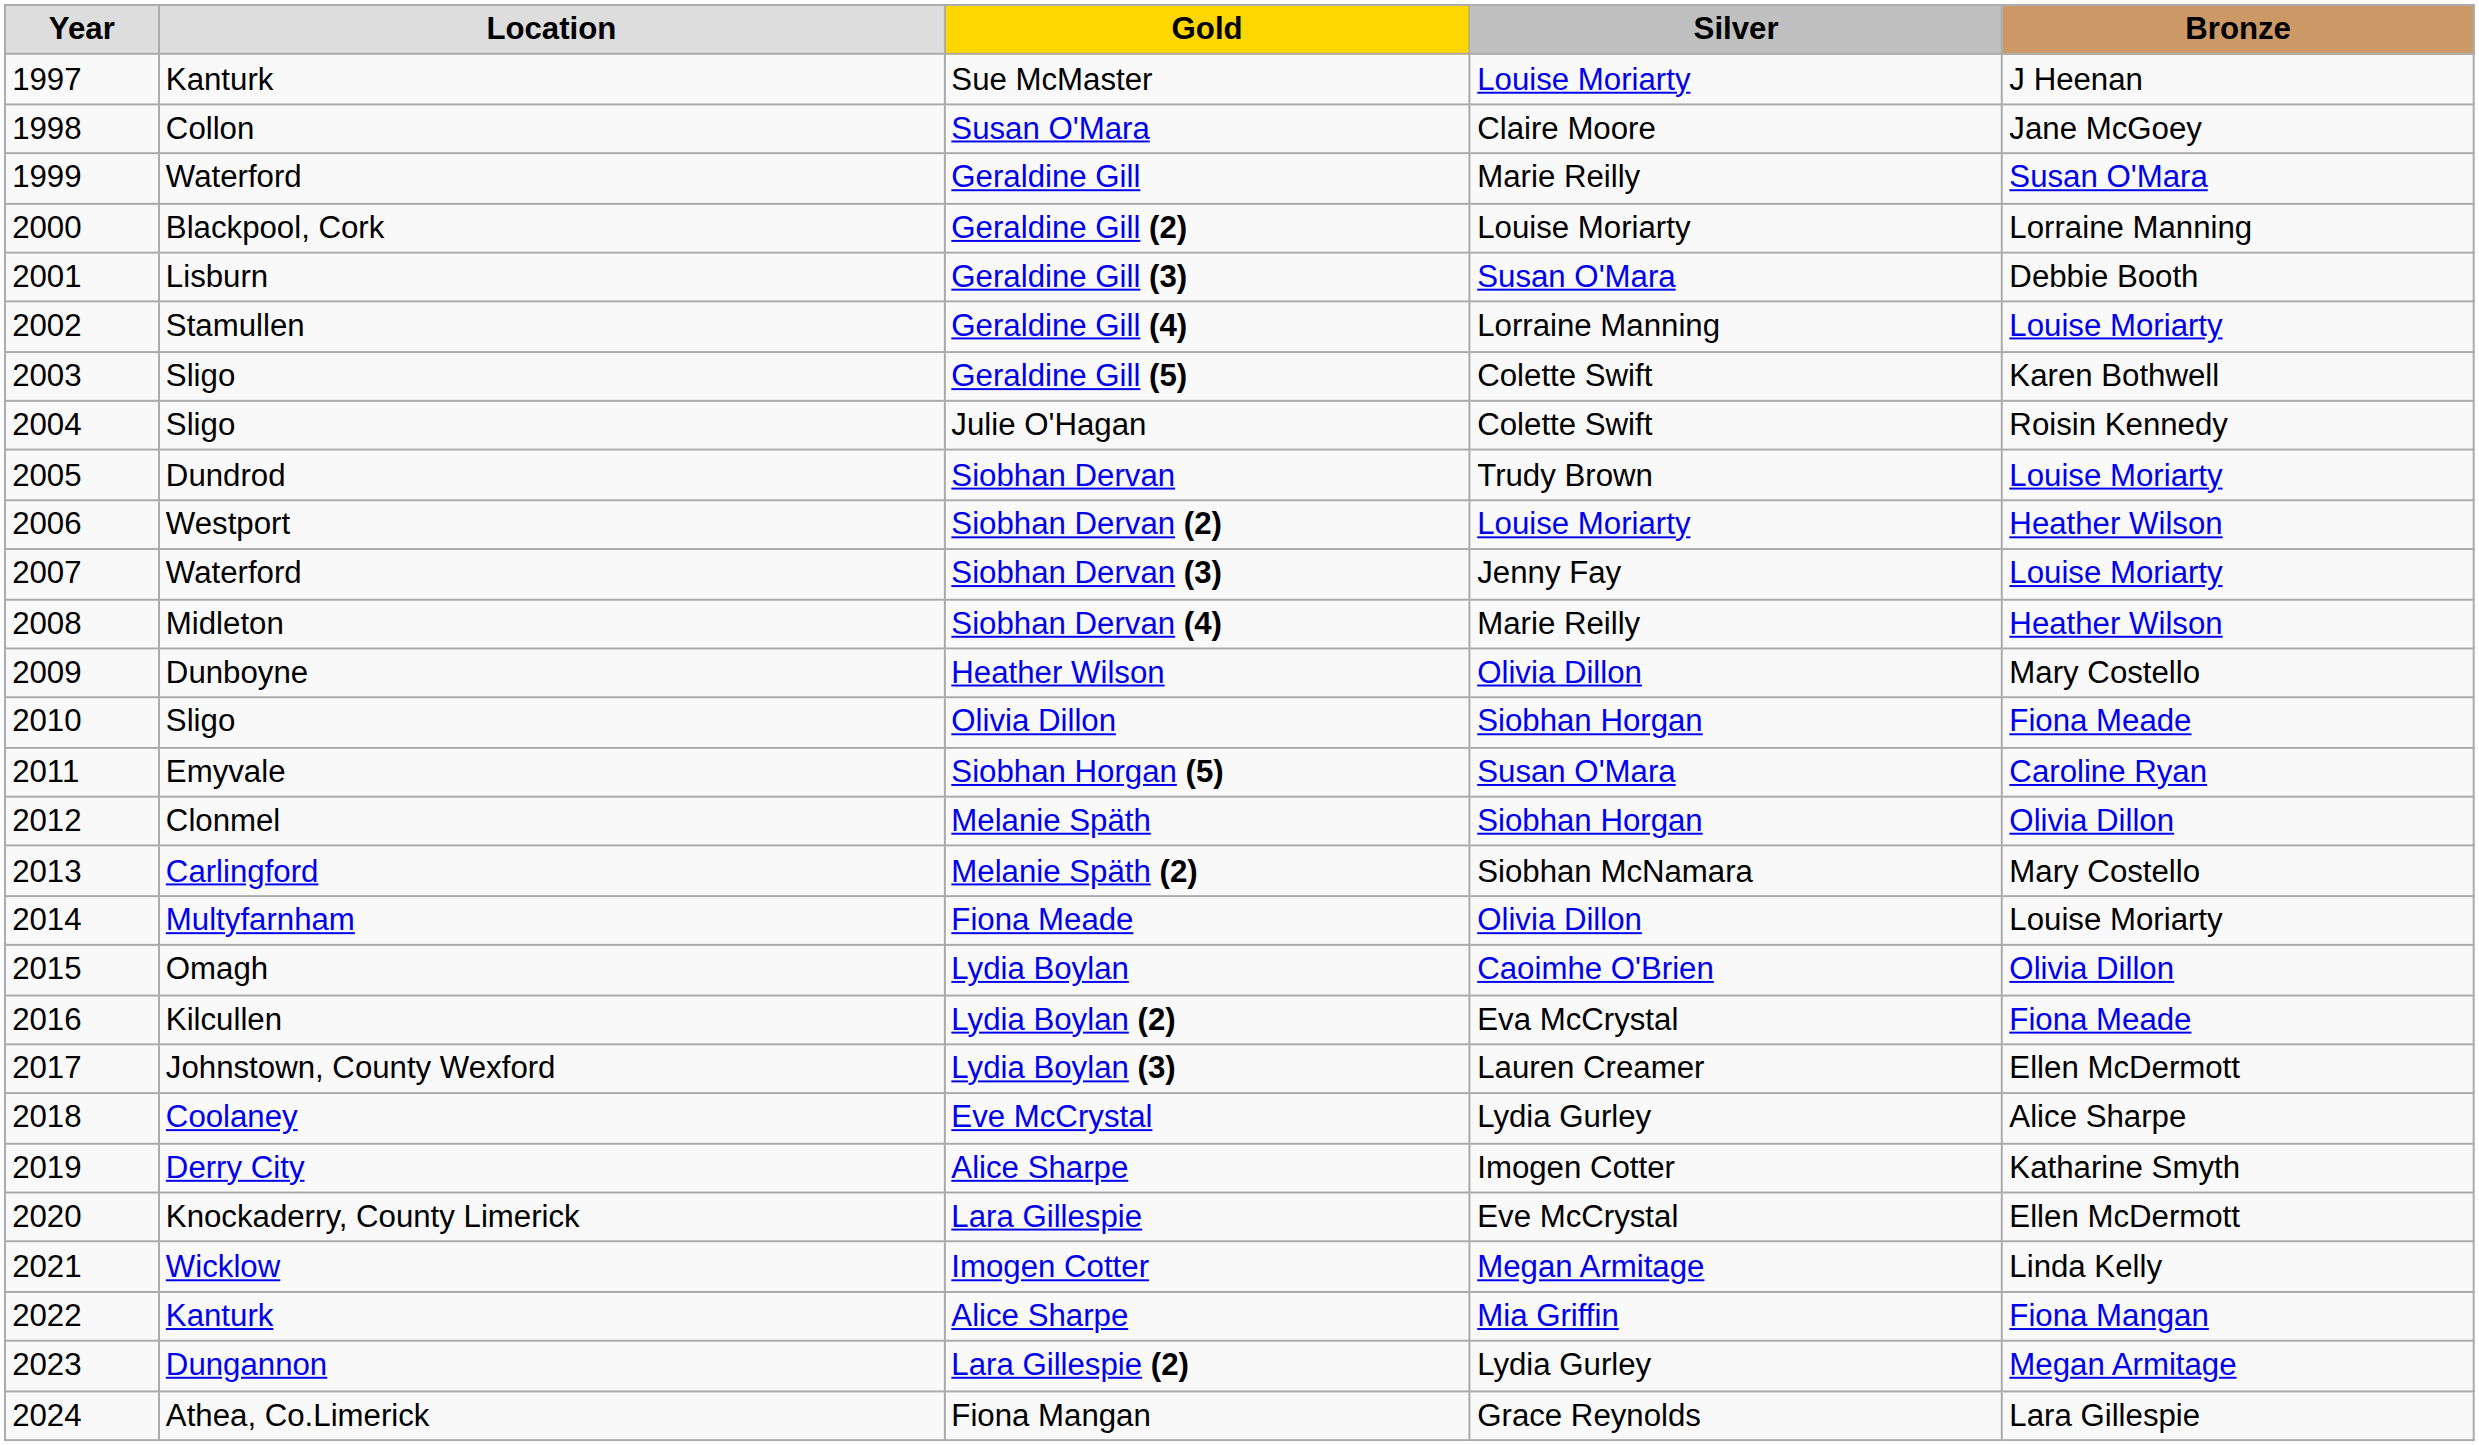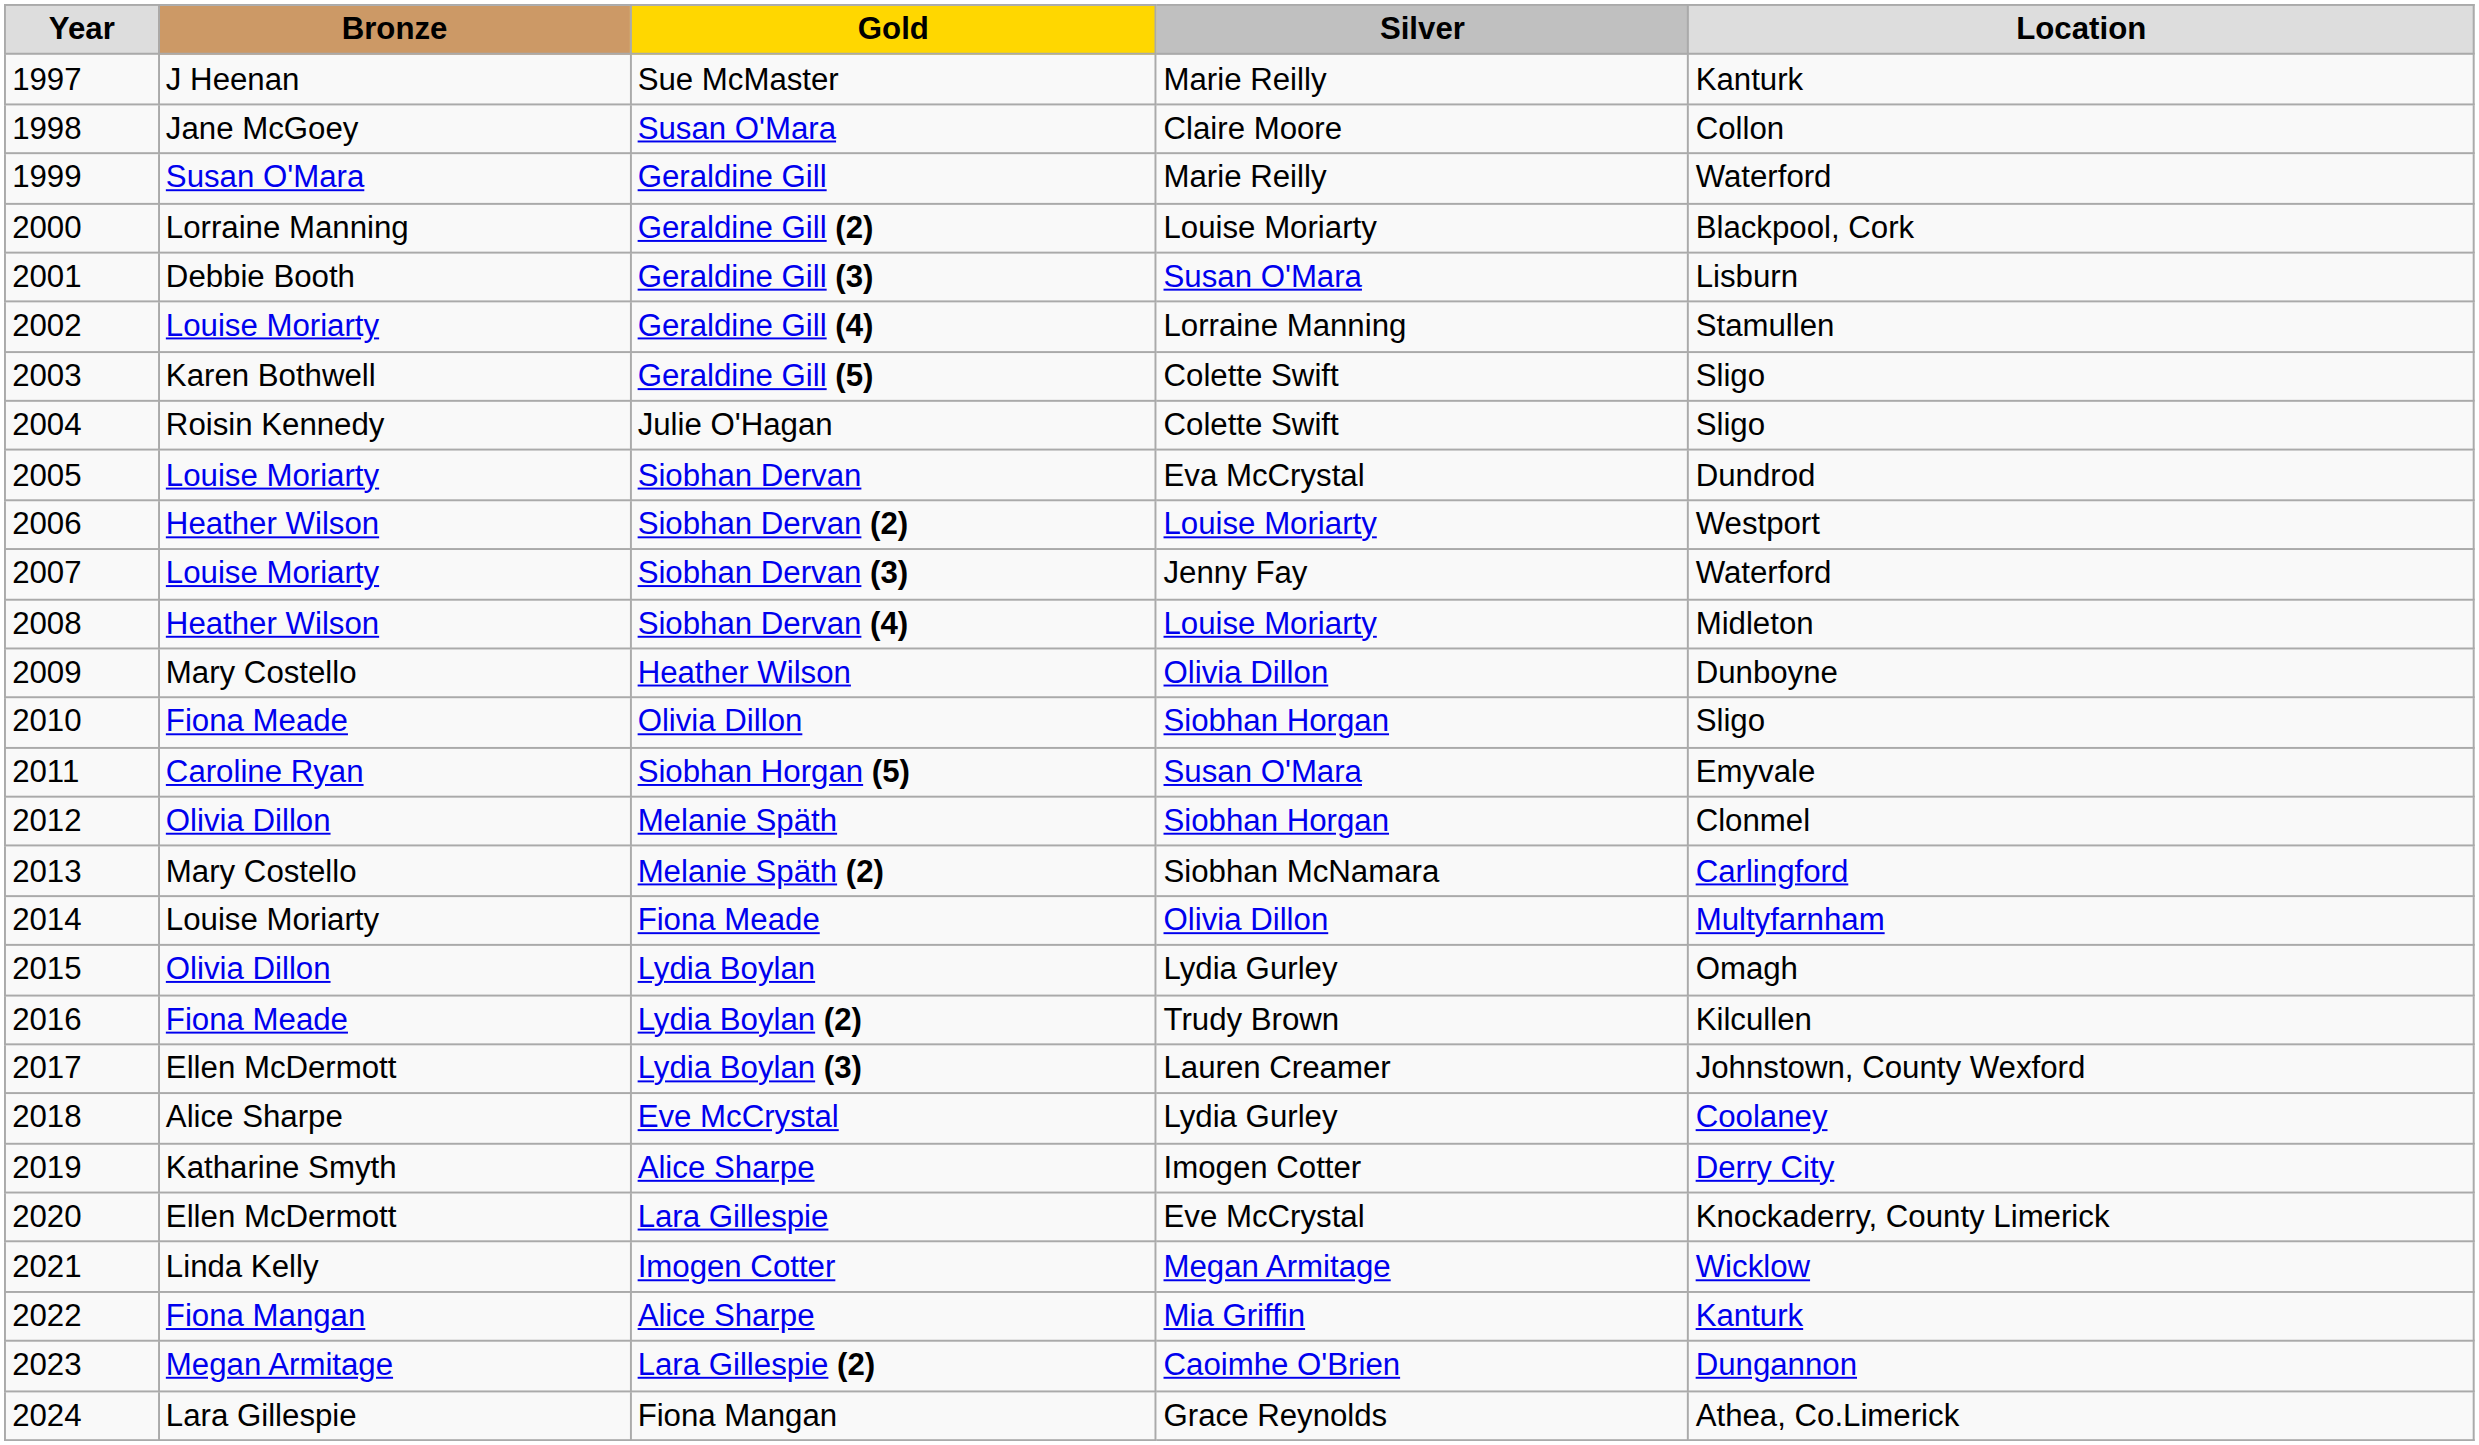columns swapped: (551, 29) <-> (2238, 29)
(1584, 78) Louise Moriarty -> (1245, 78) Marie Reilly
(1565, 474) Trudy Brown -> (1264, 474) Eva McCrystal
(1559, 623) Marie Reilly -> (1270, 623) Louise Moriarty
(1596, 969) Caoimhe O'Brien -> (1251, 969) Lydia Gurley
(1578, 1018) Eva McCrystal -> (1251, 1018) Trudy Brown
(1564, 1365) Lydia Gurley -> (1282, 1365) Caoimhe O'Brien
